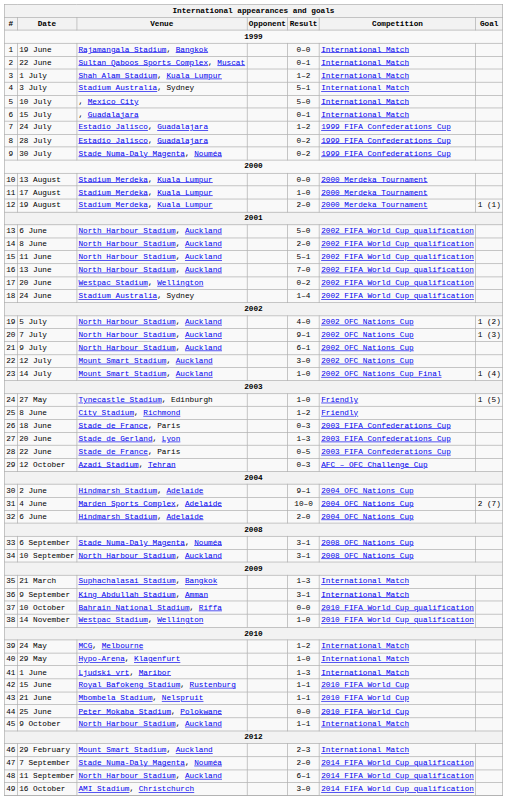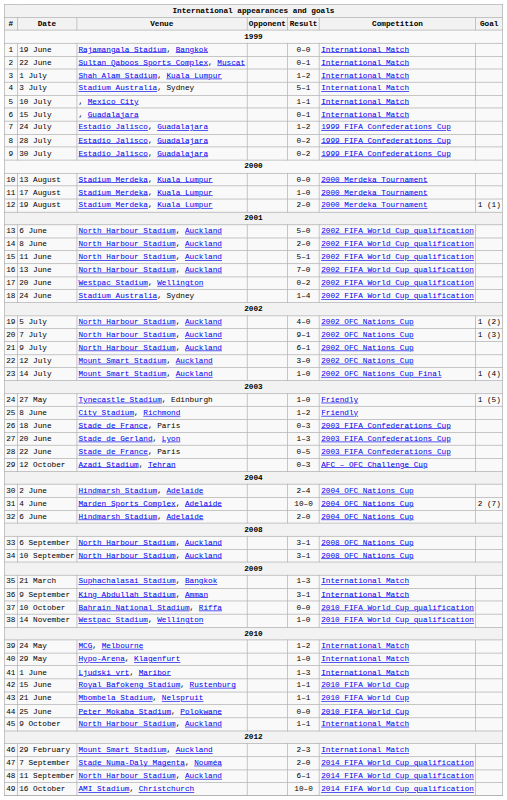(304, 101) 5–0 -> (304, 101) 1–1
(150, 153) Stade Numa-Daly Magenta, Nouméa -> (143, 153) Estadio Jalisco, Guadalajara
(304, 491) 9–1 -> (304, 491) 2–4
(150, 542) Stade Numa-Daly Magenta, Nouméa -> (150, 542) North Harbour Stadium, Auckland
(304, 789) 3–0 -> (304, 789) 10–0
